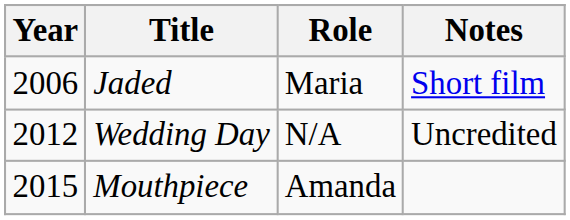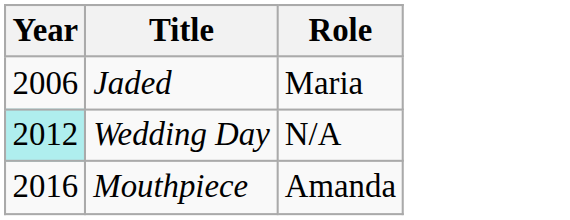- column: (484, 30)
(45, 134) no background -> (45, 134) paleturquoise background
(45, 186) 2015 -> (45, 186) 2016
